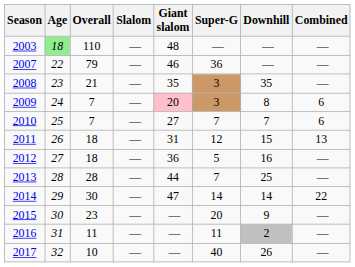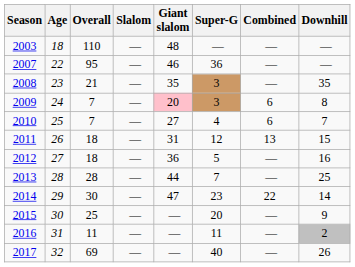columns swapped: (266, 20) <-> (321, 20)
(57, 45) lightgreen background -> (57, 45) no background
(92, 64) 79 -> (92, 64) 95
(216, 121) 7 -> (216, 121) 4
(216, 196) 14 -> (216, 196) 23
(92, 214) 23 -> (92, 214) 25
(92, 252) 10 -> (92, 252) 69
